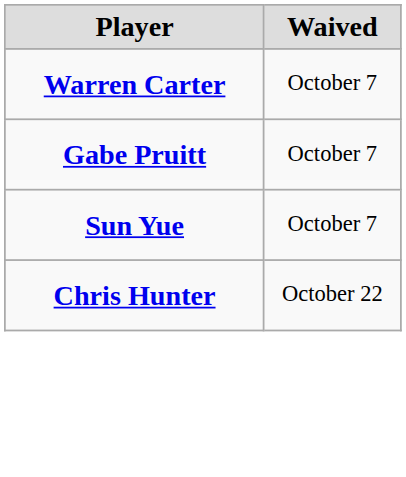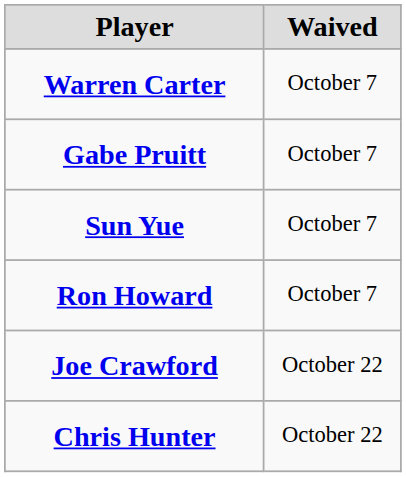+ row: (135, 295)
+ row: (135, 365)
